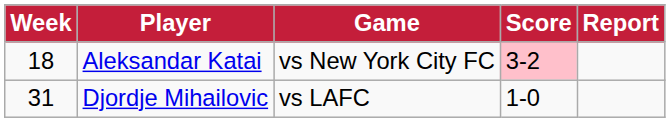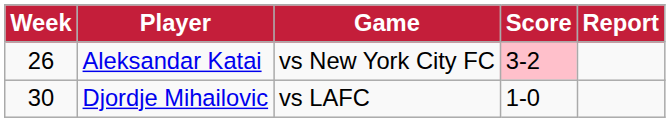(41, 60) 18 -> (41, 60) 26
(41, 98) 31 -> (41, 98) 30
